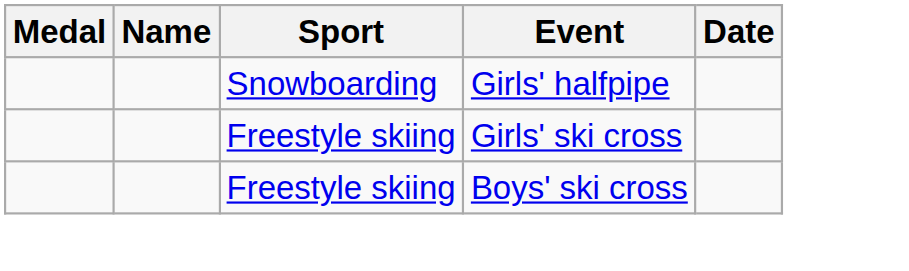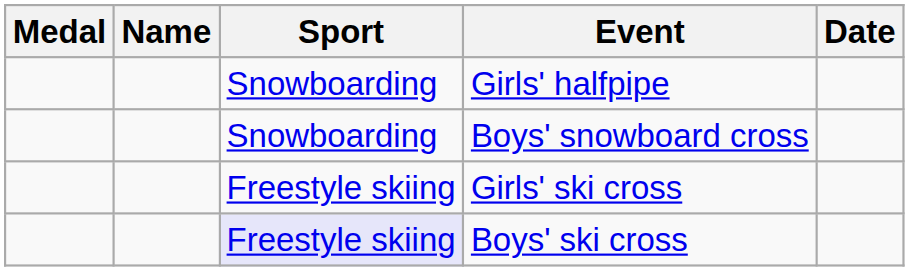+ row: (640, 136)
(341, 188) no background -> (341, 240) lavender background
